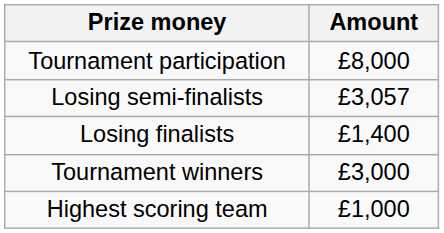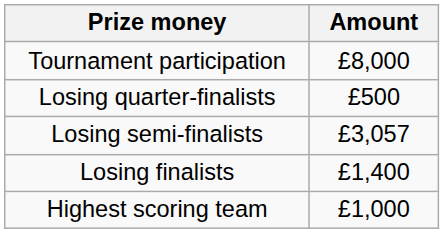+ row: (157, 97)
- row: (157, 172)
